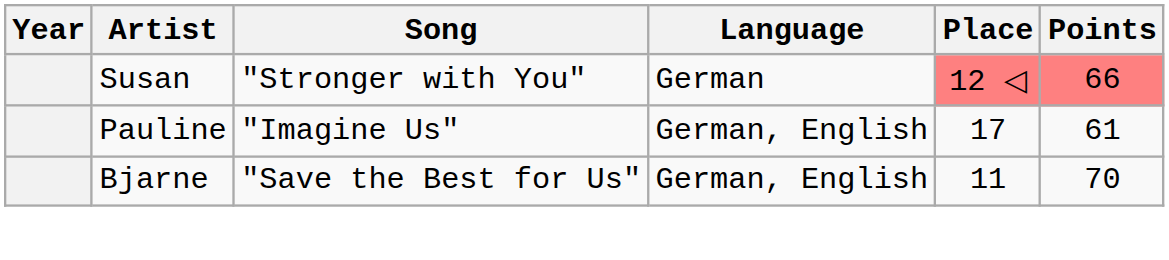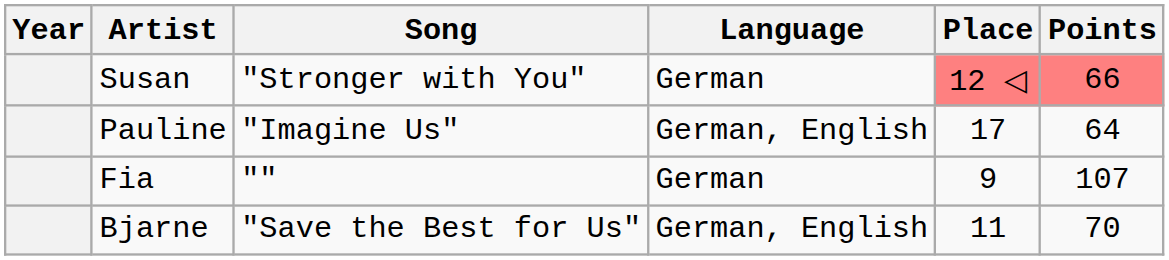(1102, 131) 61 -> (1102, 131) 64
+ row: (127, 180)
